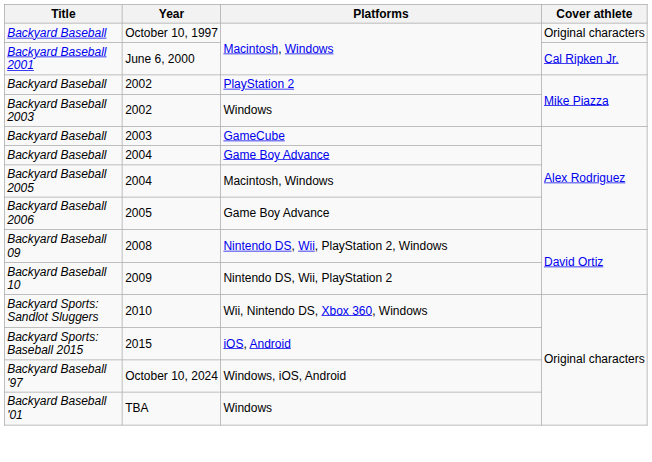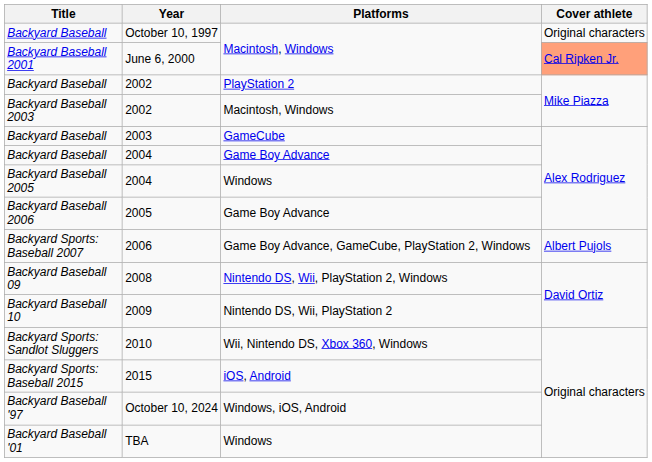(581, 58) no background -> (581, 58) lightsalmon background
(248, 110) Windows -> (278, 110) Macintosh, Windows
(278, 180) Macintosh, Windows -> (248, 180) Windows
+ row: (53, 246)
